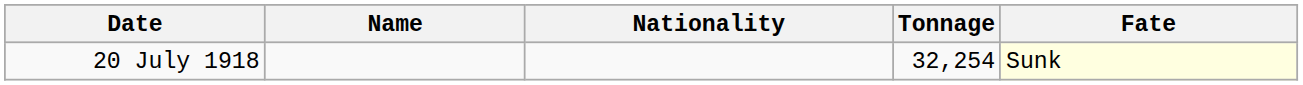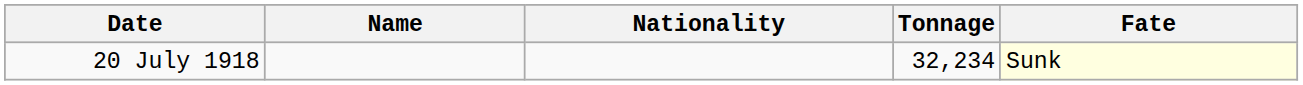(953, 61) 32,254 -> (953, 61) 32,234
